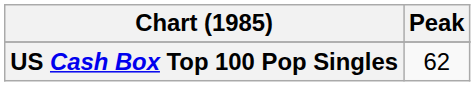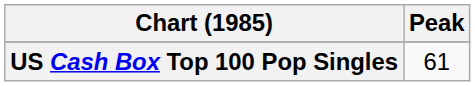(437, 61) 62 -> (437, 61) 61
